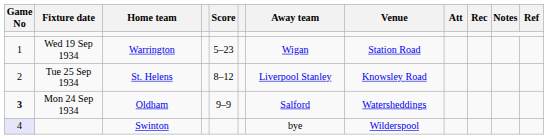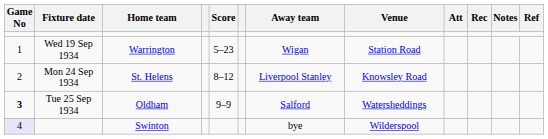(69, 77) Tue 25 Sep 1934 -> (69, 77) Mon 24 Sep 1934
(69, 104) Mon 24 Sep 1934 -> (69, 104) Tue 25 Sep 1934
